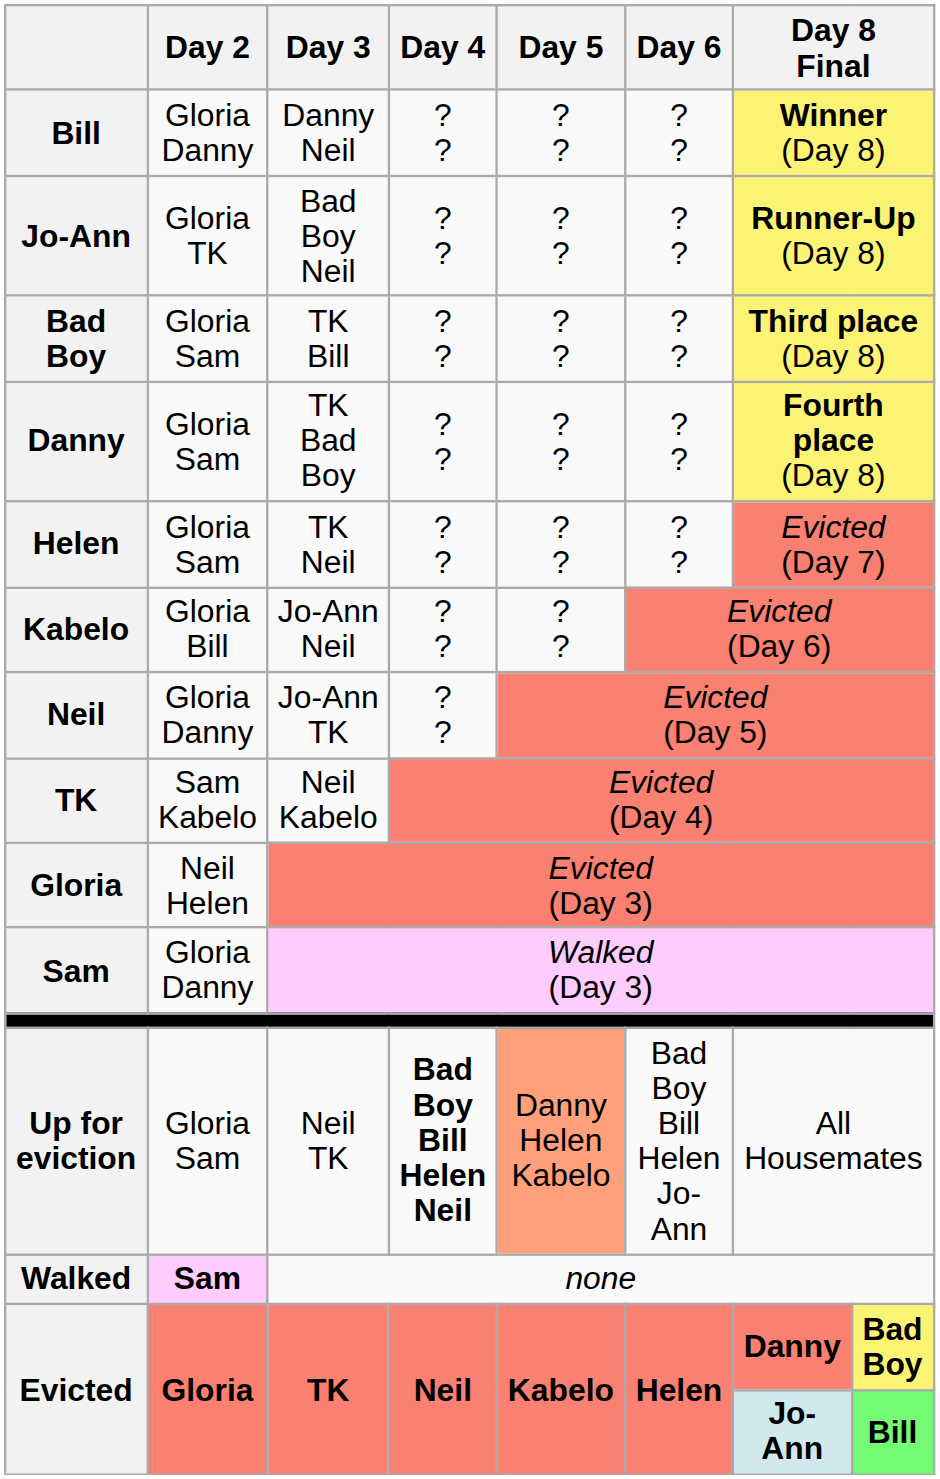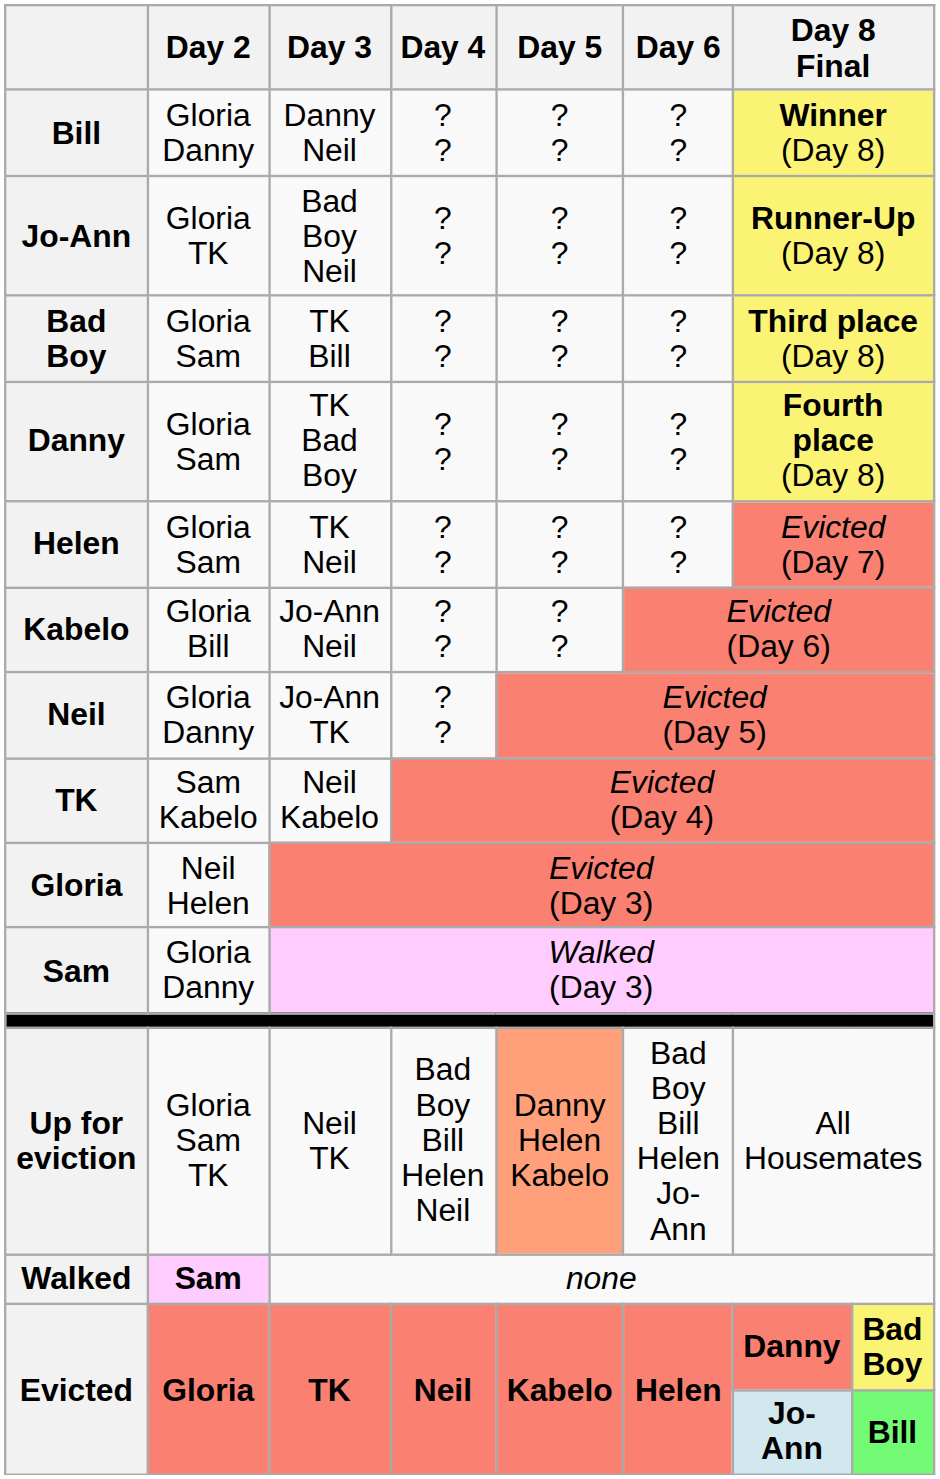(207, 1141) Gloria Sam -> (208, 1141) Gloria Sam TK
(443, 1141) bold -> (443, 1141) normal
